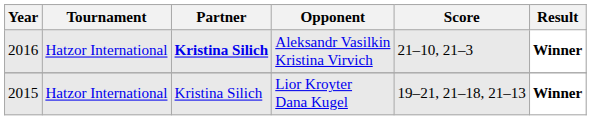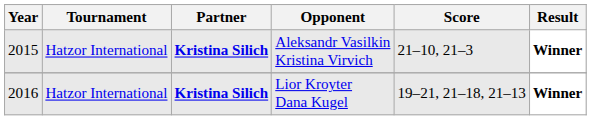(23, 51) 2016 -> (23, 51) 2015
(23, 94) 2015 -> (23, 94) 2016
(218, 94) normal -> (221, 94) bold
